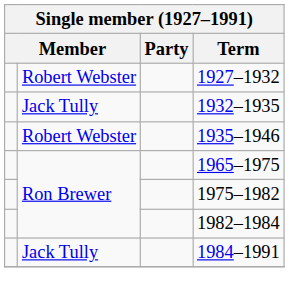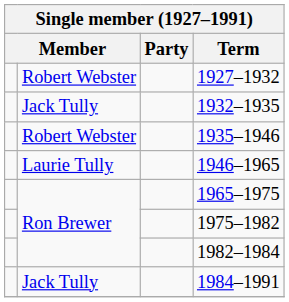+ row: (238, 164)
